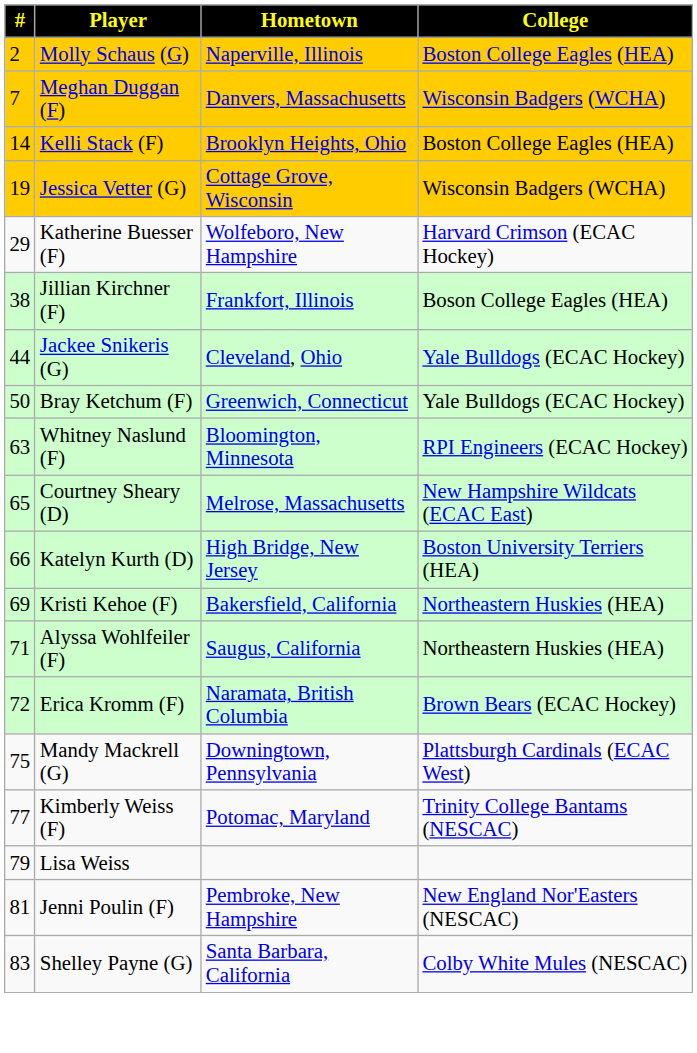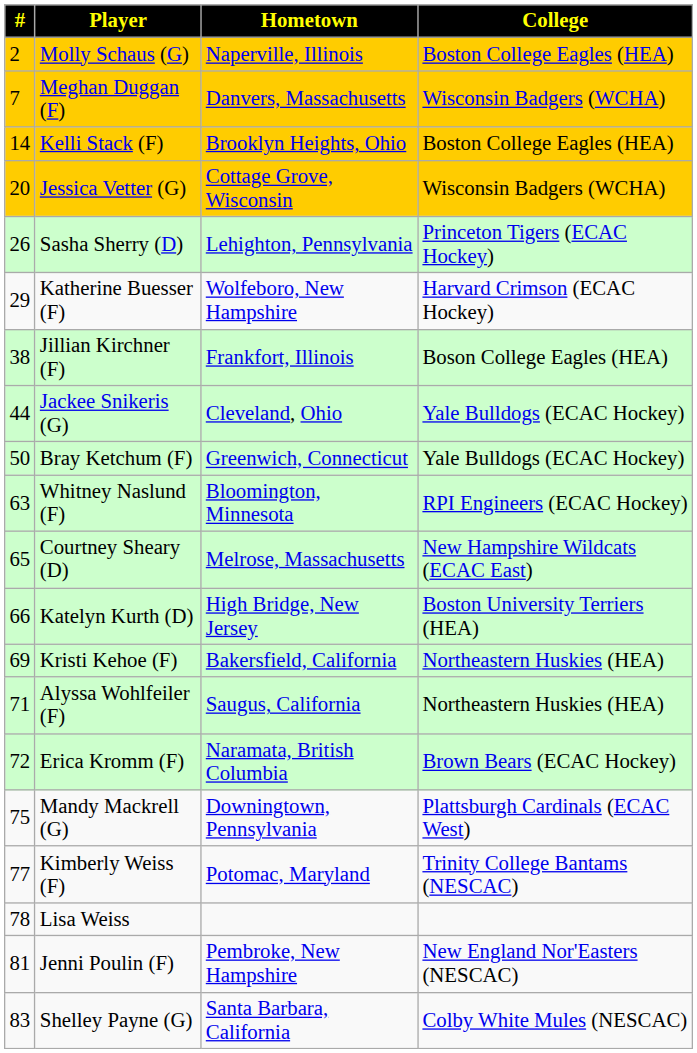(20, 188) 19 -> (20, 188) 20
+ row: (111, 244)
(20, 862) 79 -> (20, 918) 78
